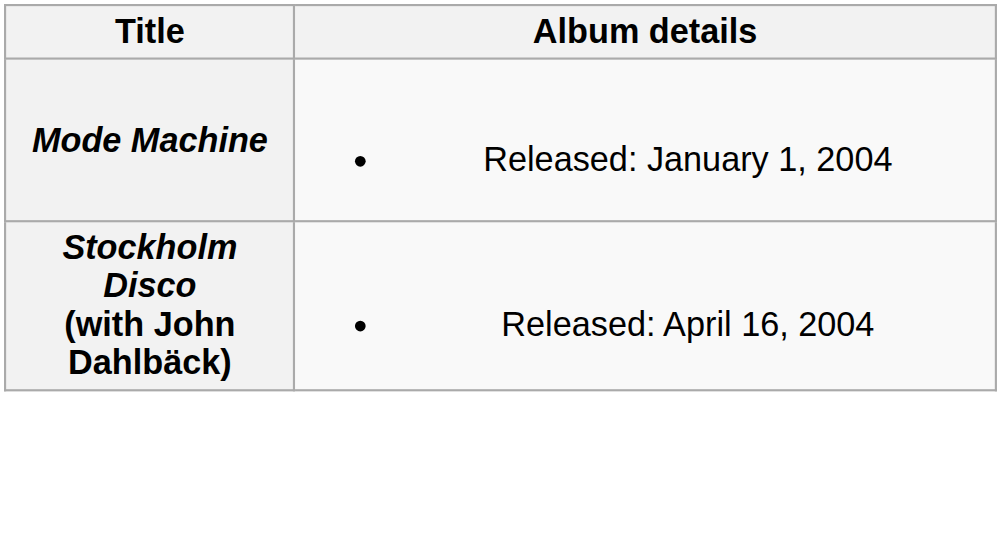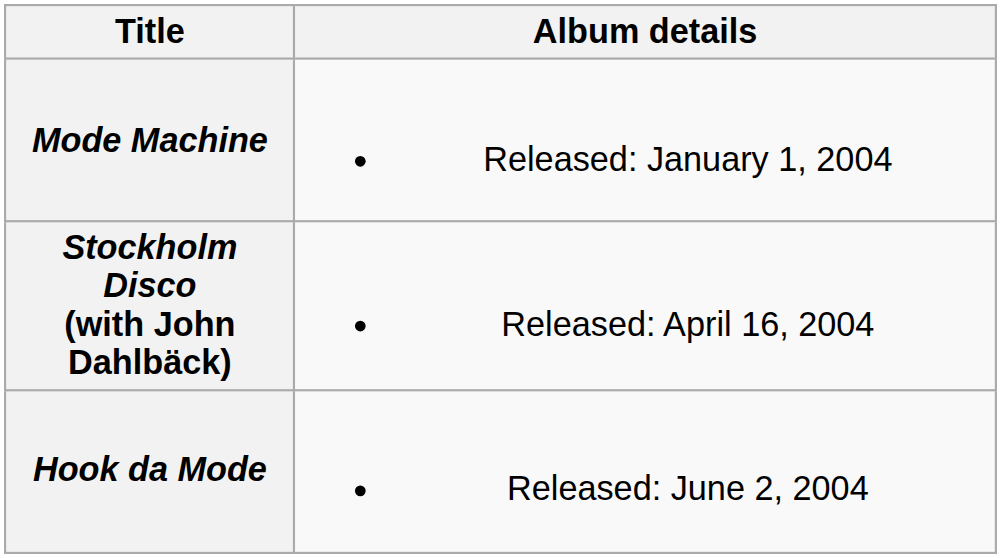+ row: (150, 470)
